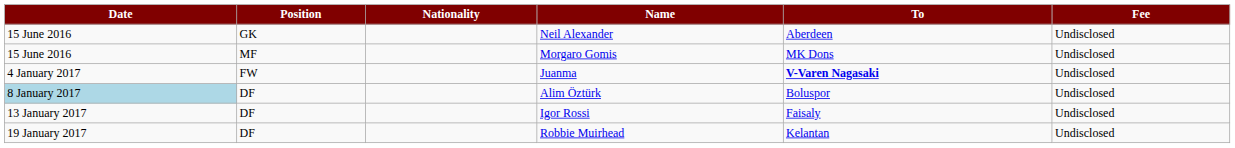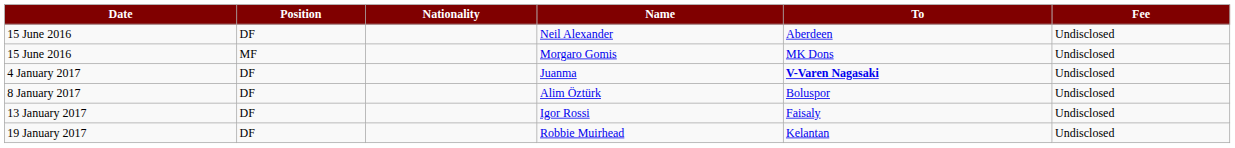(248, 34) GK -> (247, 34) DF
(248, 73) FW -> (247, 73) DF
(44, 93) lightblue background -> (44, 93) no background
